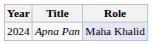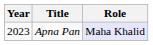(18, 31) 2024 -> (18, 31) 2023
